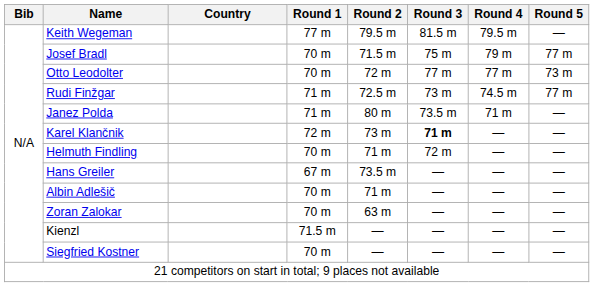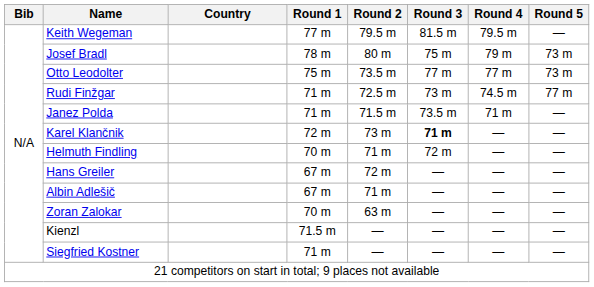(317, 53) 70 m -> (317, 53) 78 m
(378, 53) 71.5 m -> (378, 53) 80 m
(559, 53) 77 m -> (559, 53) 73 m
(317, 73) 70 m -> (317, 73) 75 m
(378, 73) 72 m -> (378, 73) 73.5 m
(378, 113) 80 m -> (378, 113) 71.5 m
(378, 172) 73.5 m -> (378, 172) 72 m
(317, 192) 70 m -> (317, 192) 67 m
(317, 251) 70 m -> (317, 251) 71 m
